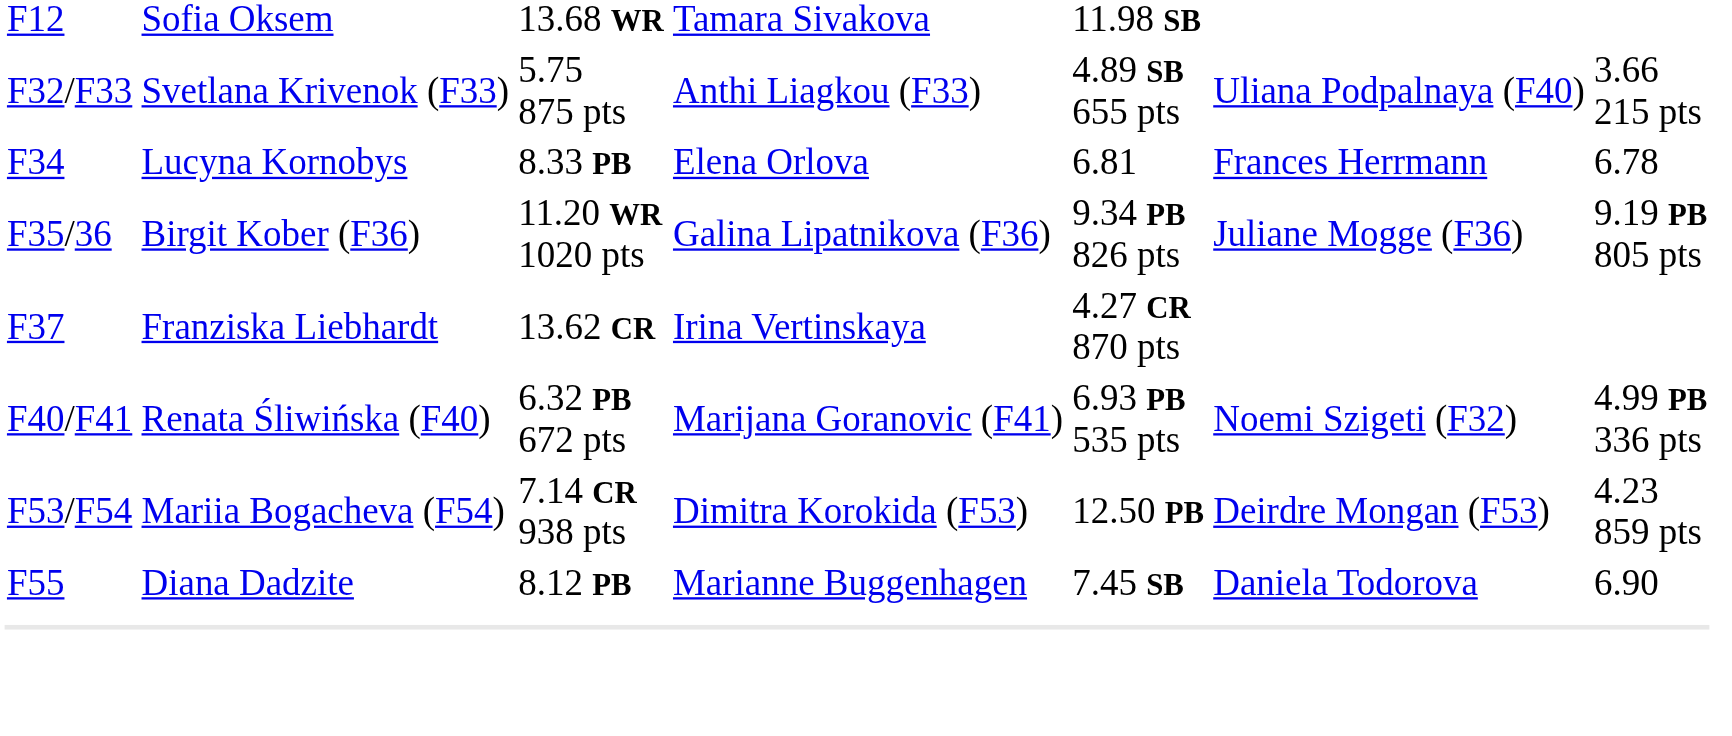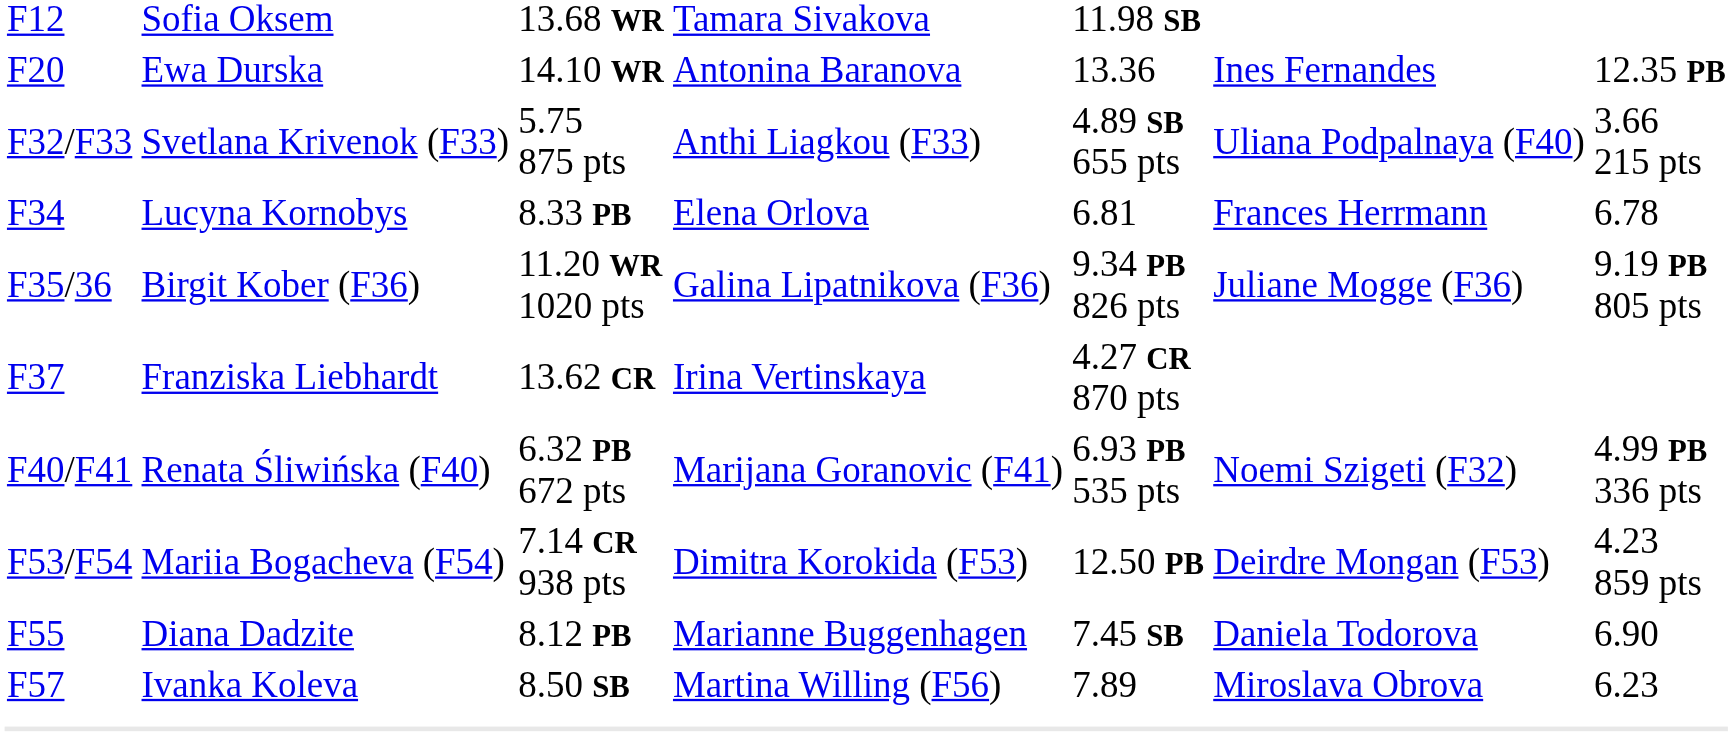+ row: (232, 69)
+ row: (250, 684)
